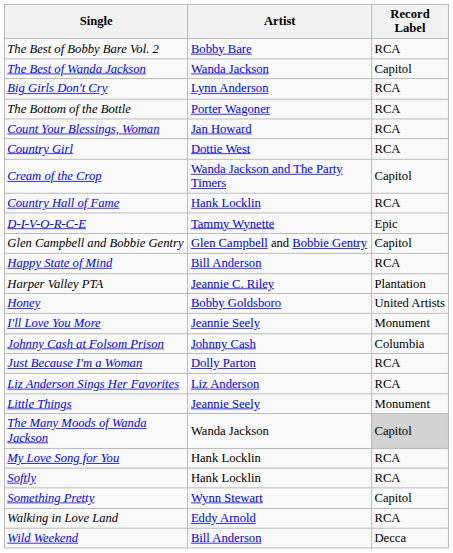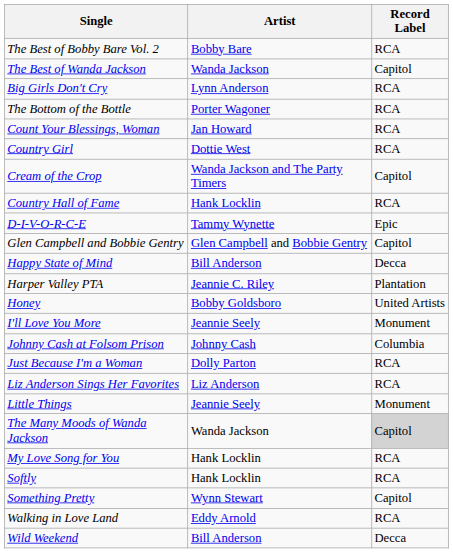(387, 263) RCA -> (390, 263) Decca
